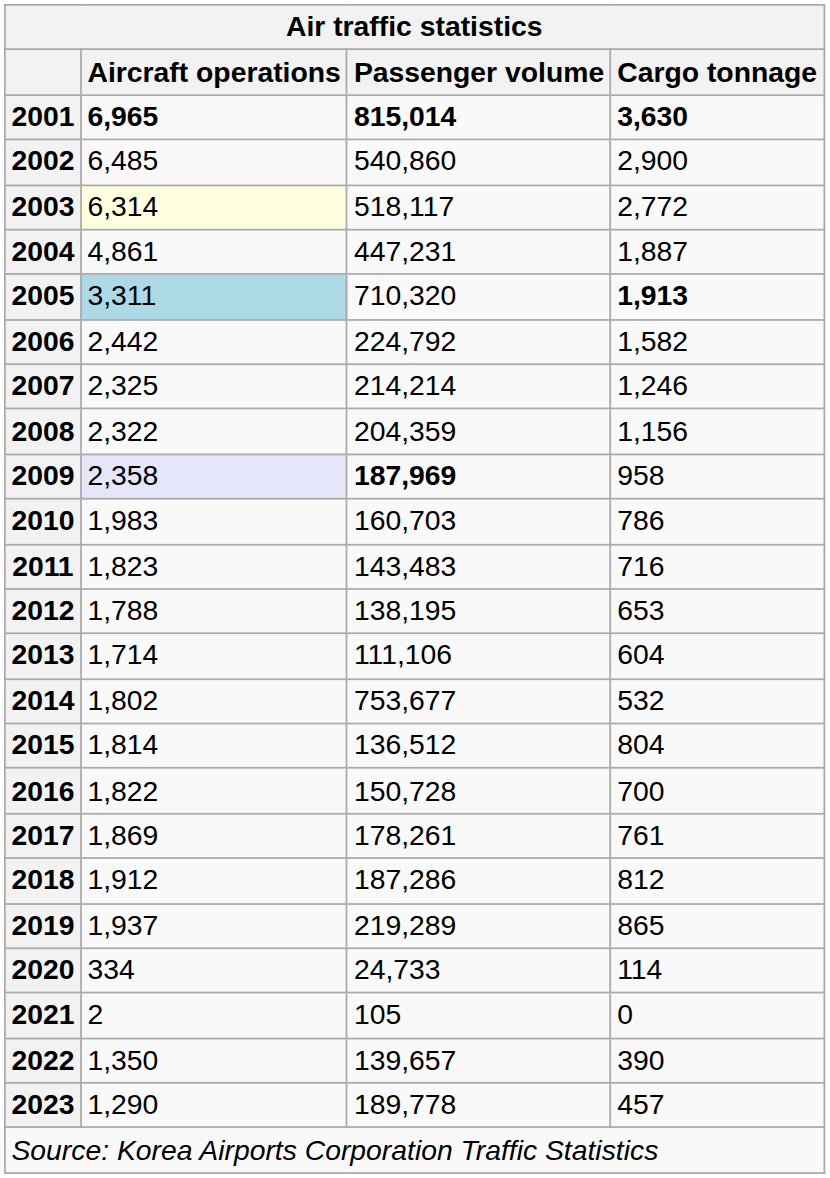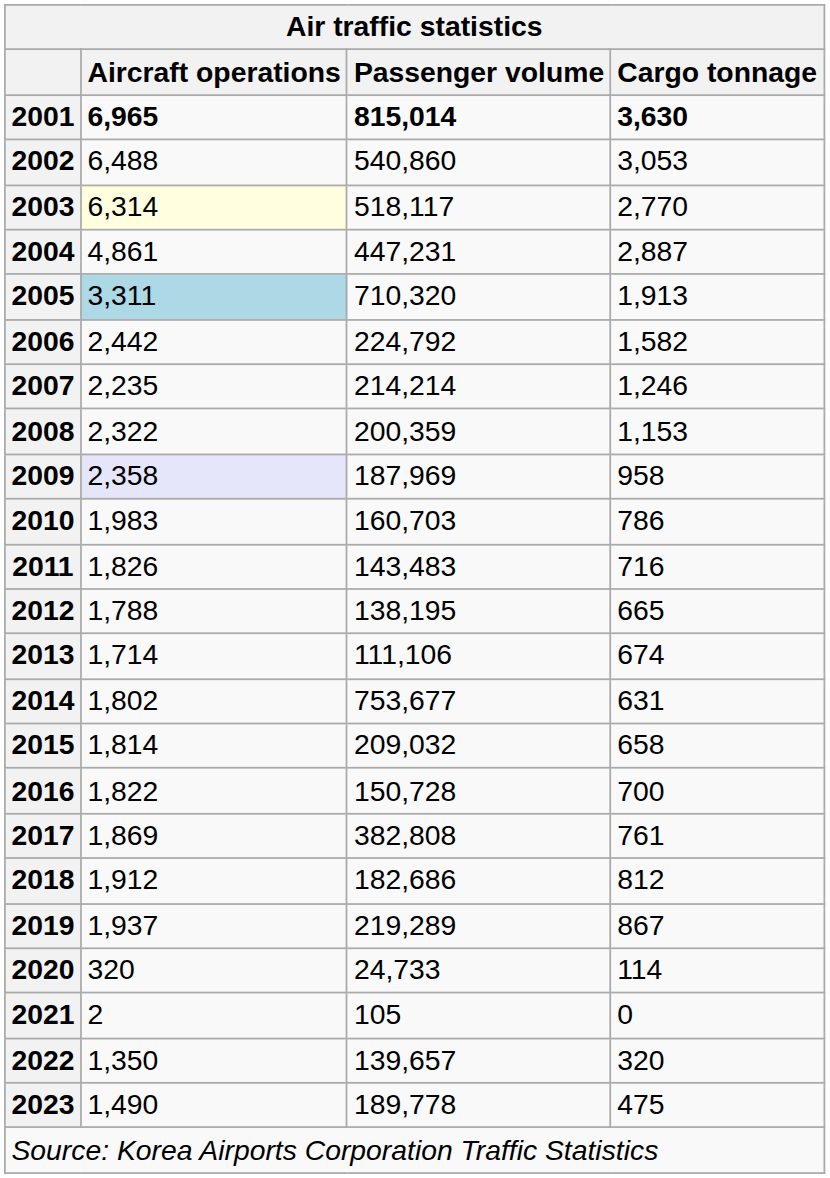(123, 161) 6,485 -> (123, 161) 6,488
(653, 161) 2,900 -> (653, 161) 3,053
(653, 206) 2,772 -> (653, 206) 2,770
(653, 251) 1,887 -> (653, 251) 2,887
(653, 296) bold -> (653, 296) normal
(123, 386) 2,325 -> (123, 386) 2,235
(405, 431) 204,359 -> (405, 431) 200,359
(653, 431) 1,156 -> (653, 431) 1,153
(405, 476) bold -> (405, 476) normal
(123, 565) 1,823 -> (123, 565) 1,826
(641, 610) 653 -> (641, 610) 665
(641, 655) 604 -> (641, 655) 674
(641, 700) 532 -> (641, 700) 631
(405, 745) 136,512 -> (405, 745) 209,032
(641, 745) 804 -> (641, 745) 658
(405, 835) 178,261 -> (405, 835) 382,808
(405, 880) 187,286 -> (405, 880) 182,686
(641, 925) 865 -> (641, 925) 867
(111, 970) 334 -> (111, 970) 320
(641, 1059) 390 -> (641, 1059) 320
(123, 1104) 1,290 -> (123, 1104) 1,490
(641, 1104) 457 -> (641, 1104) 475
